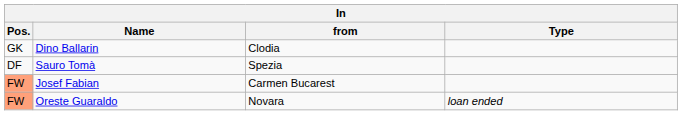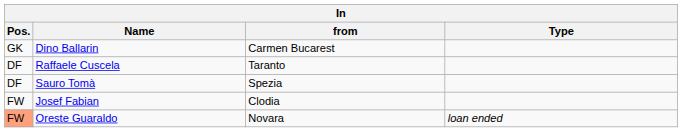(264, 49) Clodia -> (291, 49) Carmen Bucarest
+ row: (78, 66)
(16, 84) lightsalmon background -> (16, 101) no background
(291, 84) Carmen Bucarest -> (264, 101) Clodia
